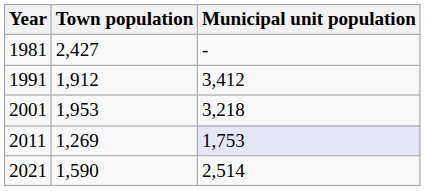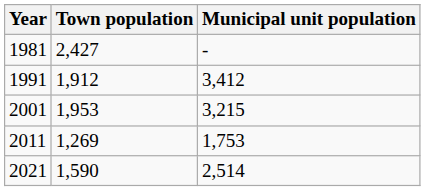(223, 110) 3,218 -> (223, 110) 3,215
(223, 140) lavender background -> (223, 140) no background
